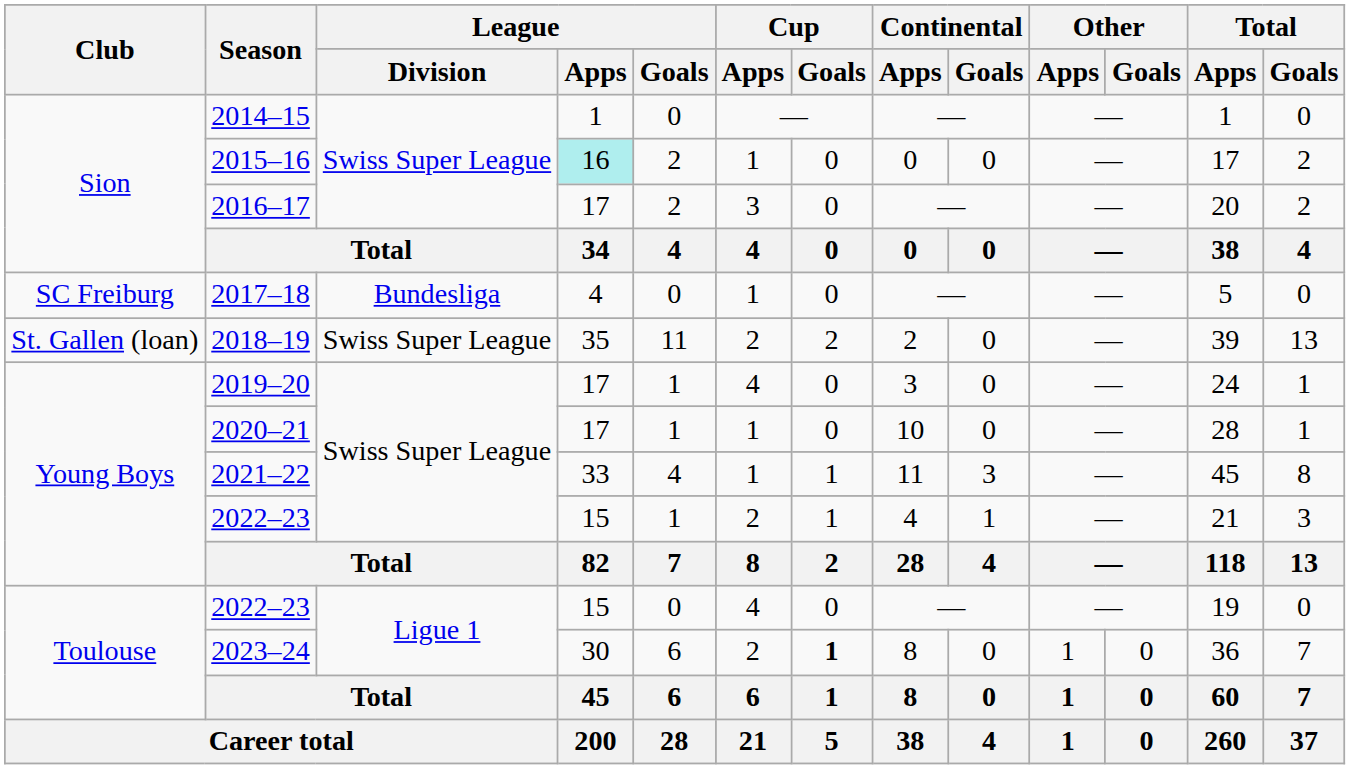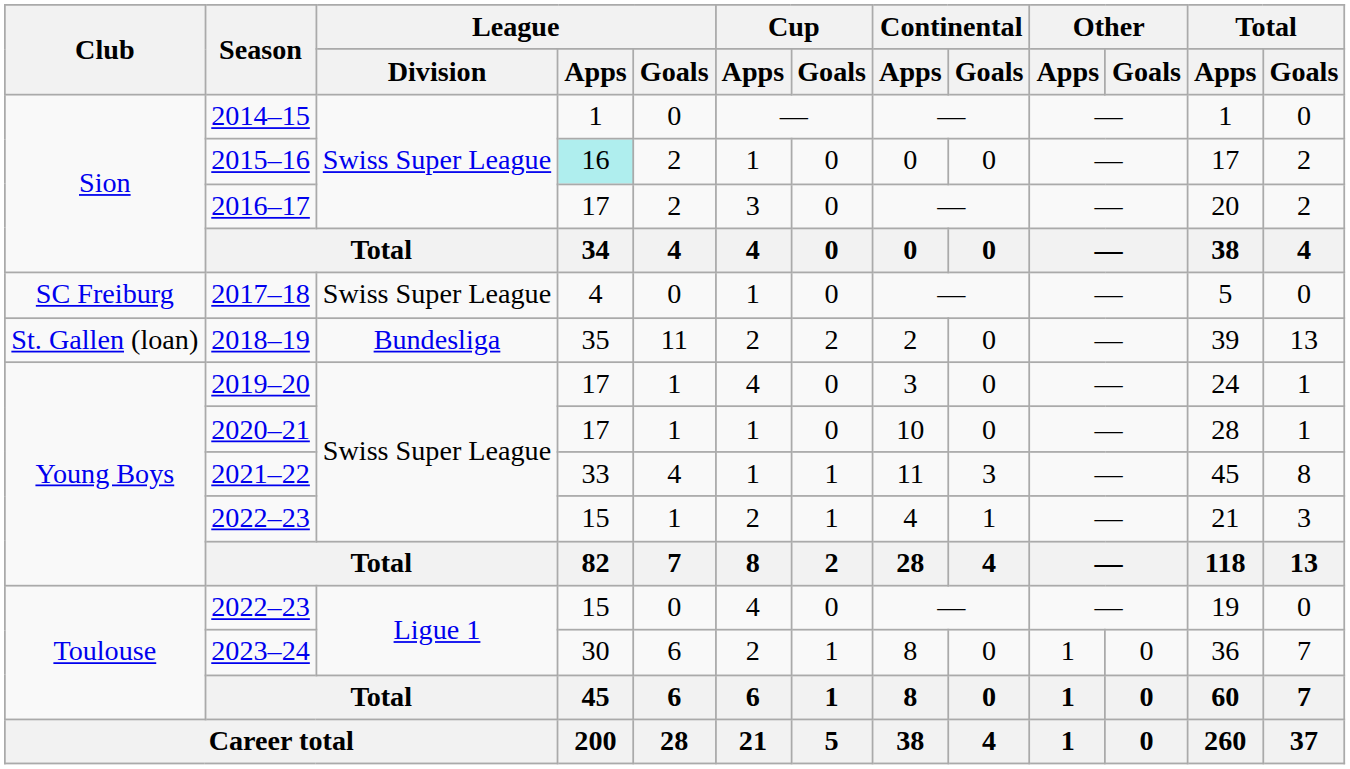(437, 294) Bundesliga -> (437, 294) Swiss Super League
(437, 339) Swiss Super League -> (437, 339) Bundesliga
(832, 652) bold -> (832, 652) normal
